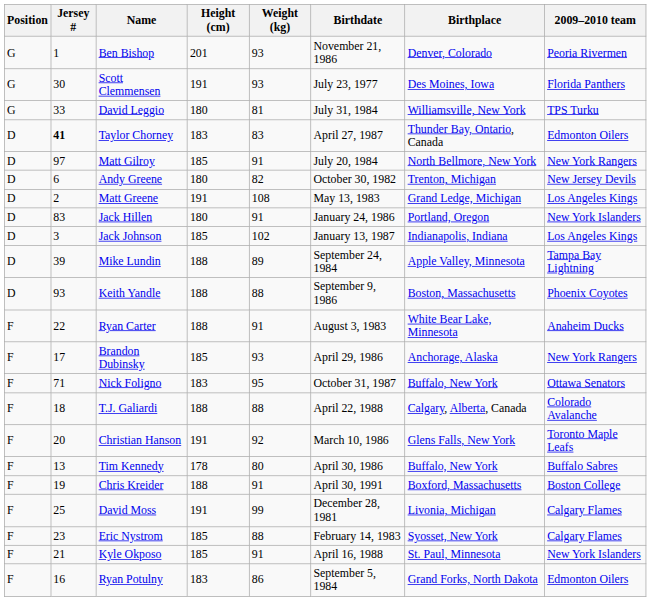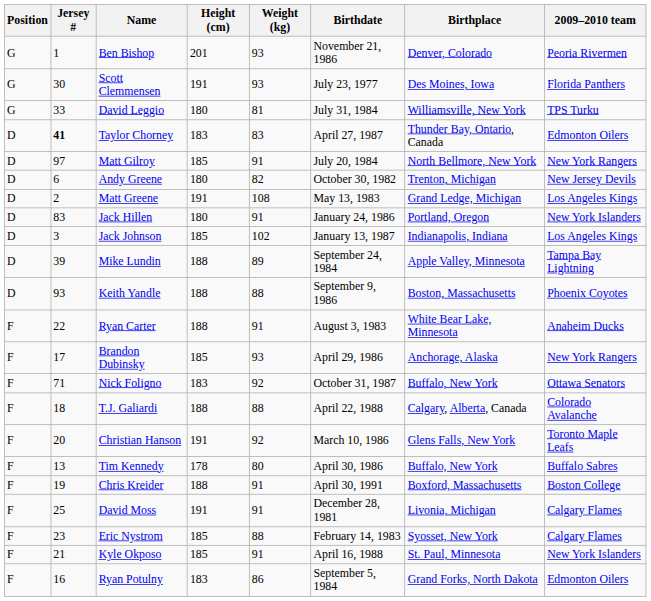(258, 383) 95 -> (258, 383) 92
(258, 510) 99 -> (258, 510) 91
